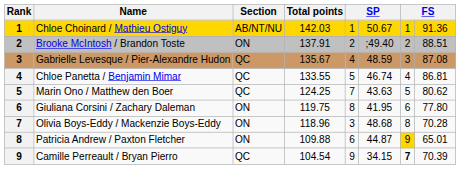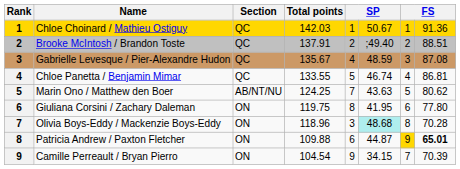(259, 28) AB/NT/NU -> (243, 28) QC
(243, 44) ON -> (243, 44) QC
(243, 92) QC -> (259, 92) AB/NT/NU
(379, 124) no background -> (379, 124) paleturquoise background
(435, 140) normal -> (435, 140) bold
(243, 156) QC -> (243, 156) ON
(407, 156) bold -> (407, 156) normal
